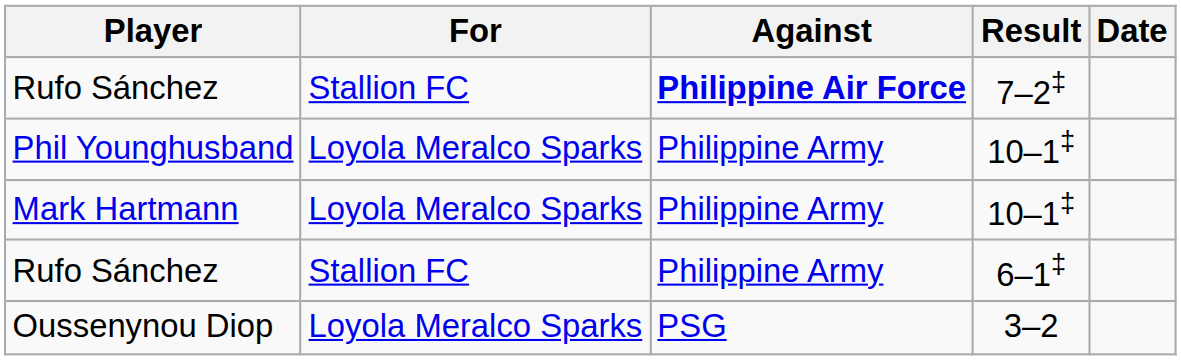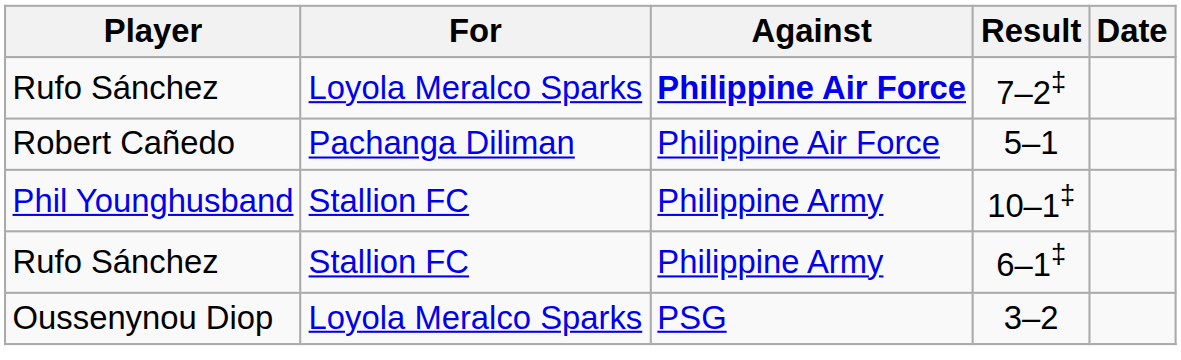(389, 87) Stallion FC -> (475, 87) Loyola Meralco Sparks
+ row: (124, 144)
(475, 148) Loyola Meralco Sparks -> (389, 200) Stallion FC
- row: (126, 209)
